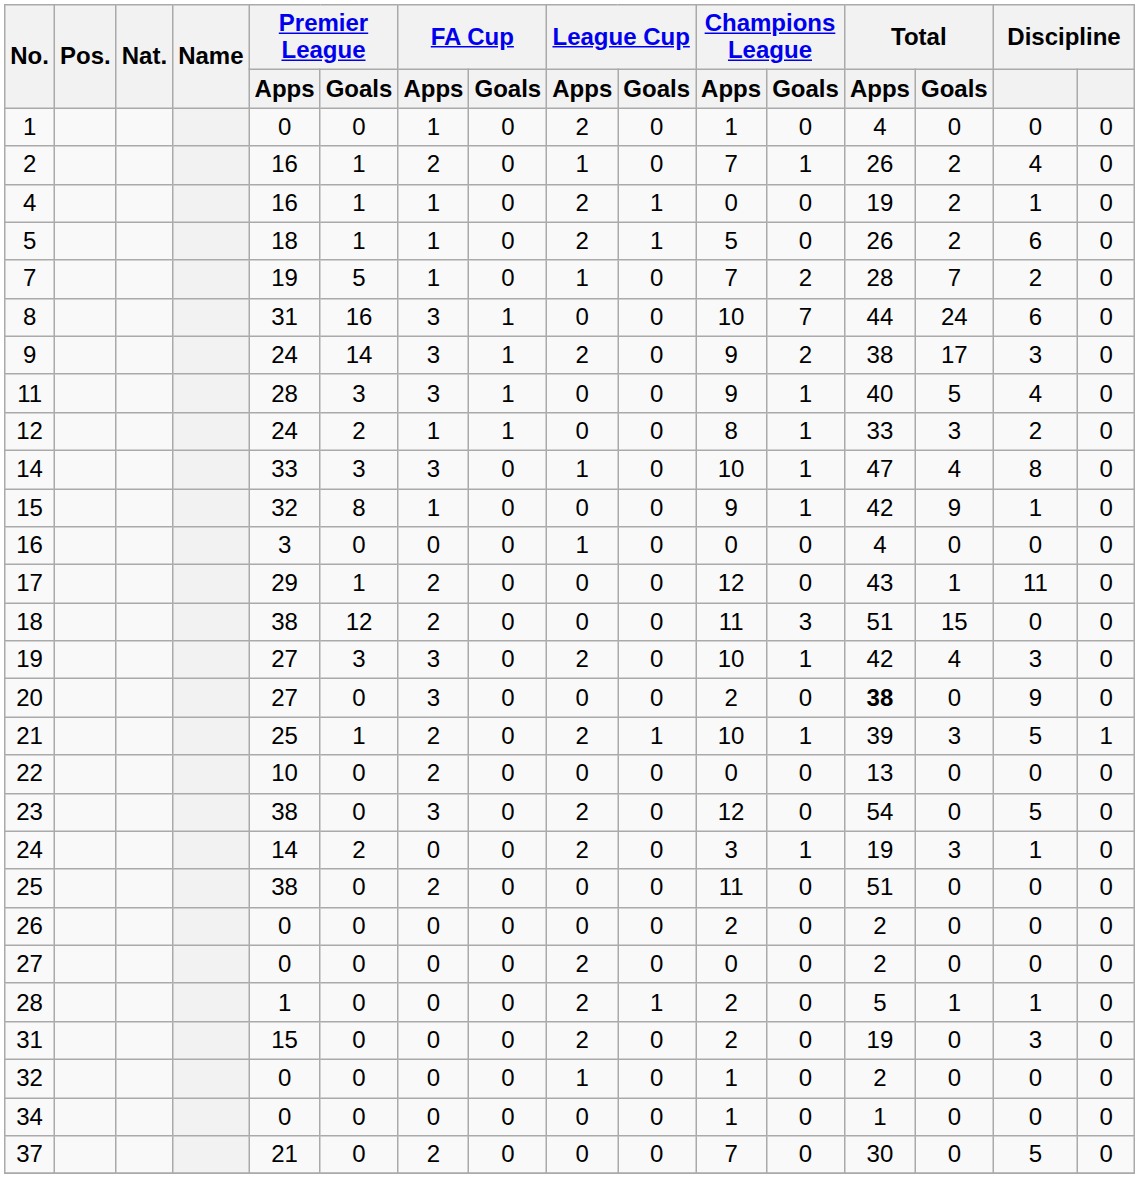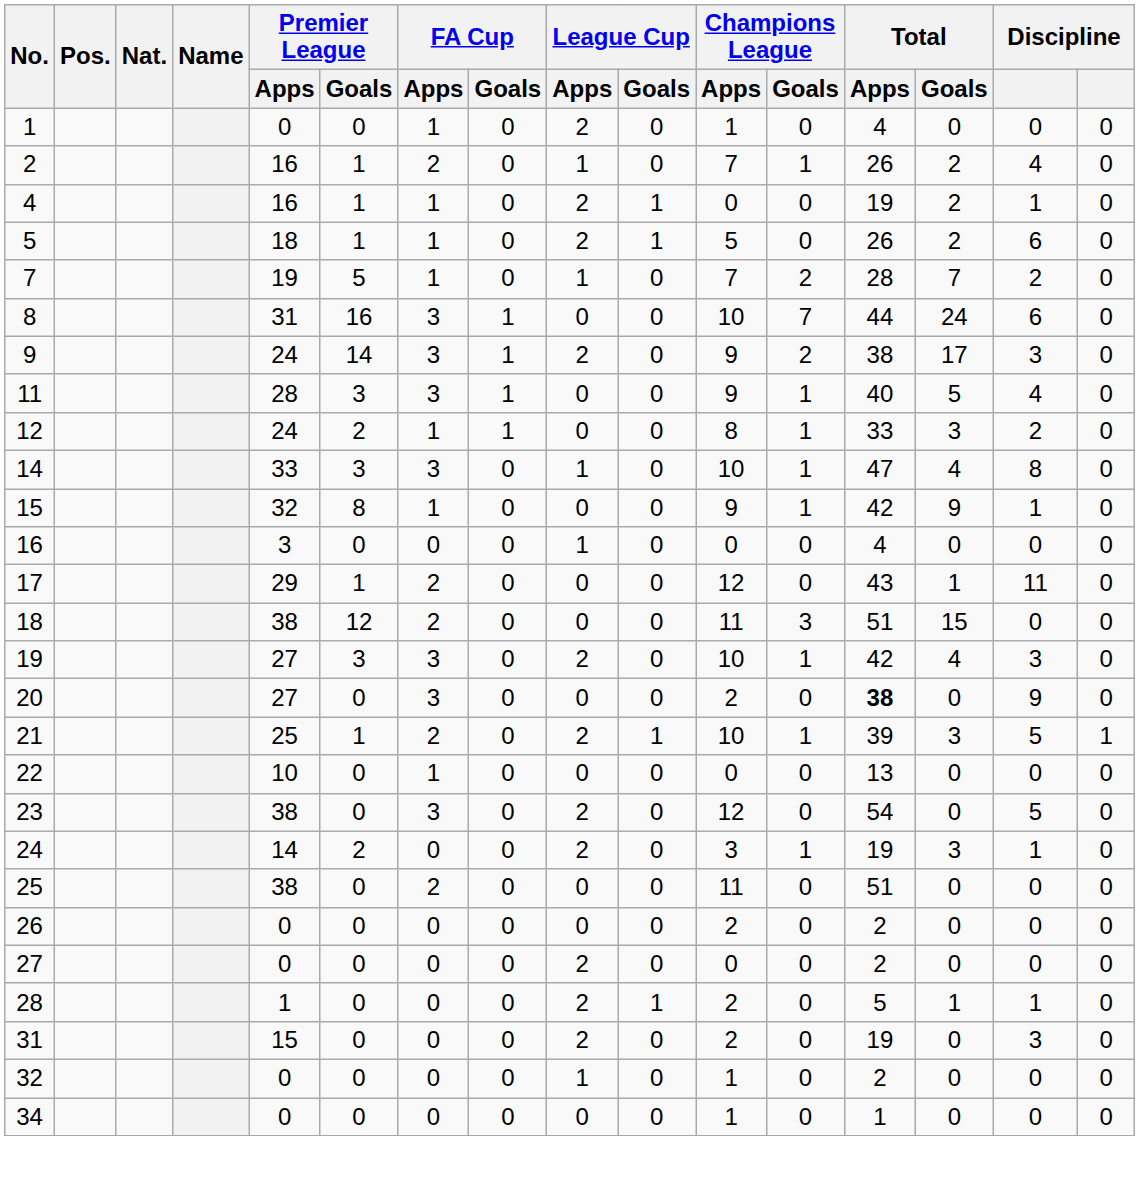(433, 773) 2 -> (433, 773) 1
- row: (30, 1154)
